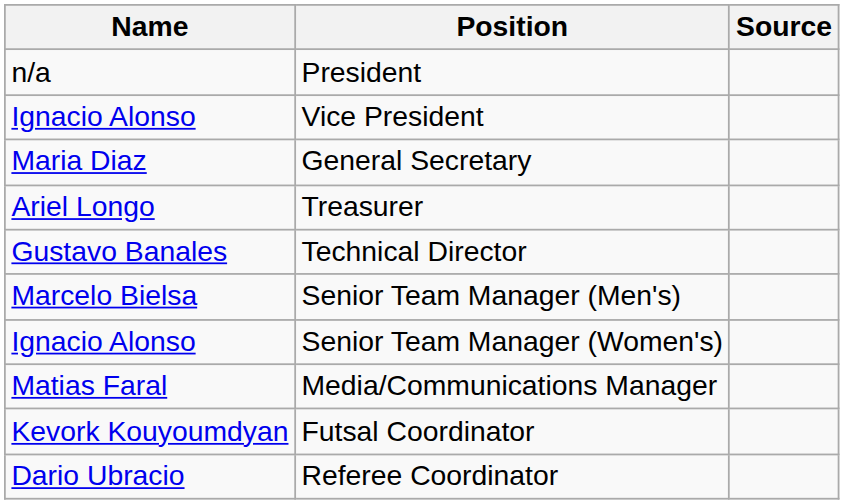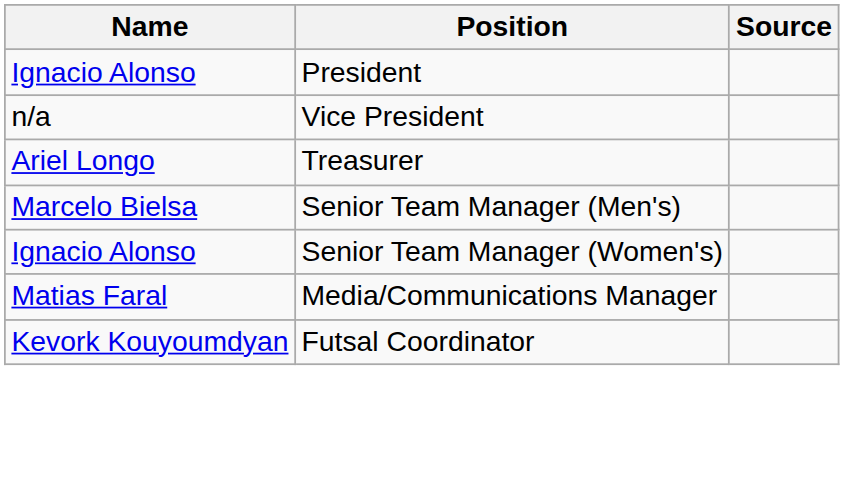(31, 71) n/a -> (104, 71) Ignacio Alonso
(104, 116) Ignacio Alonso -> (31, 116) n/a
- row: (416, 161)
- row: (414, 251)
- row: (430, 476)
